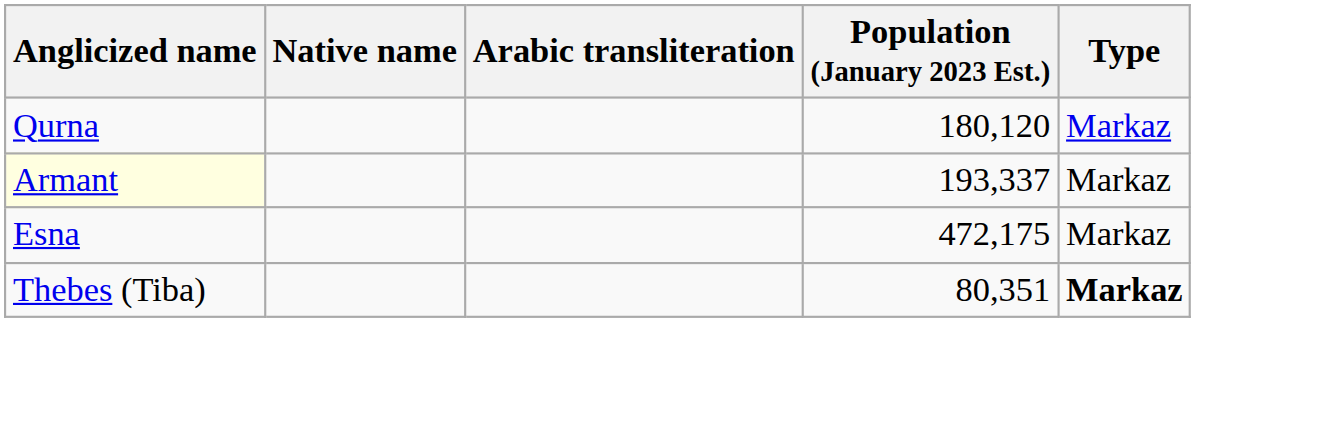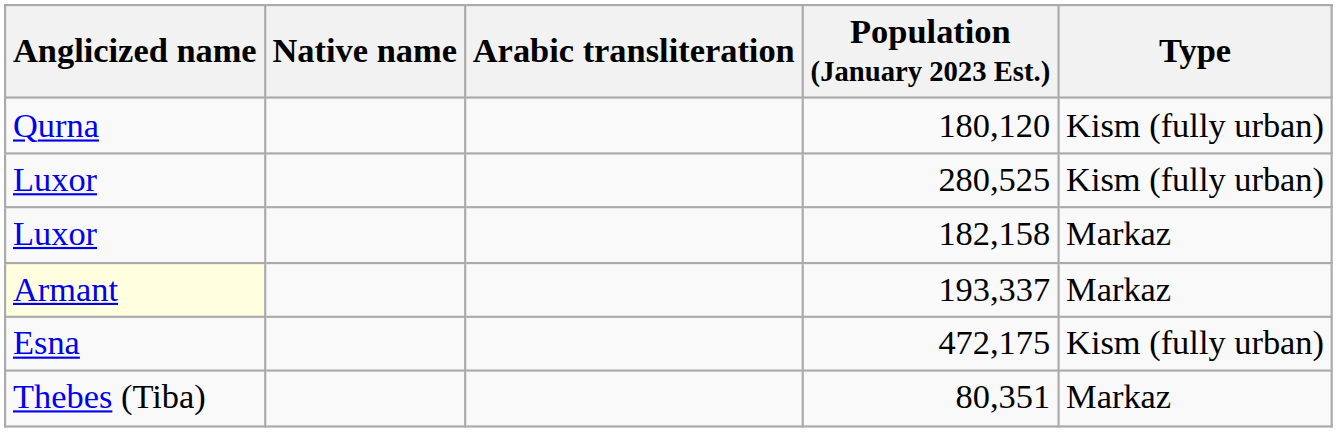(1119, 125) Markaz -> (1195, 125) Kism (fully urban)
+ row: (994, 179)
+ row: (994, 234)
(1119, 234) Markaz -> (1195, 343) Kism (fully urban)
(1124, 288) bold -> (1119, 397) normal
